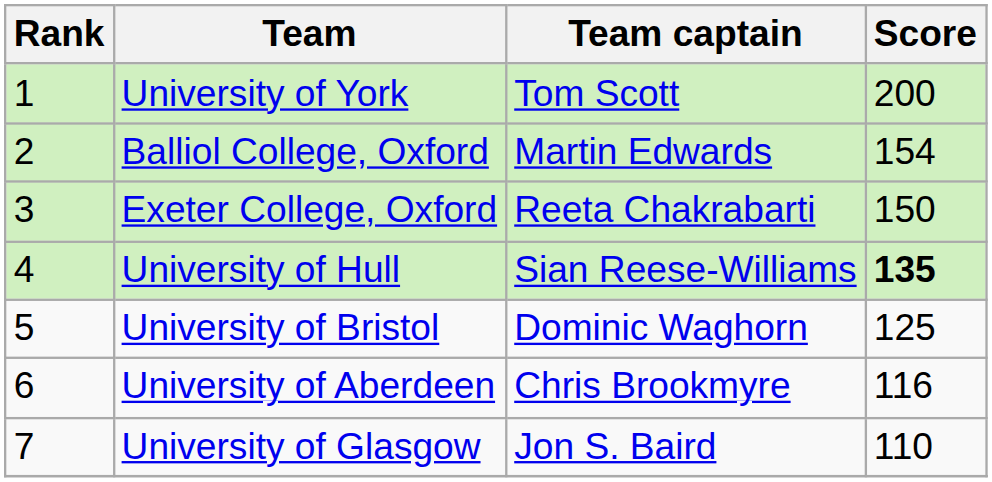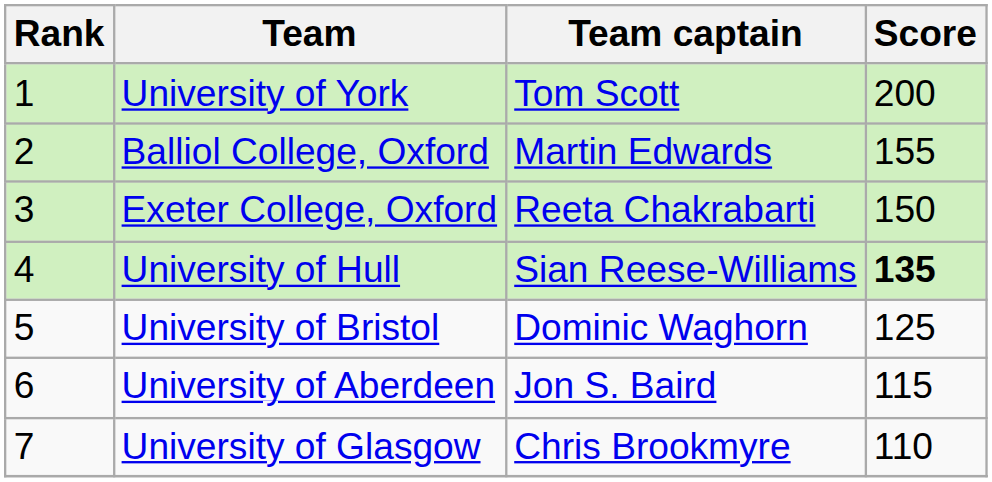(905, 151) 154 -> (905, 151) 155
(652, 387) Chris Brookmyre -> (615, 387) Jon S. Baird
(903, 387) 116 -> (903, 387) 115
(615, 446) Jon S. Baird -> (652, 446) Chris Brookmyre
